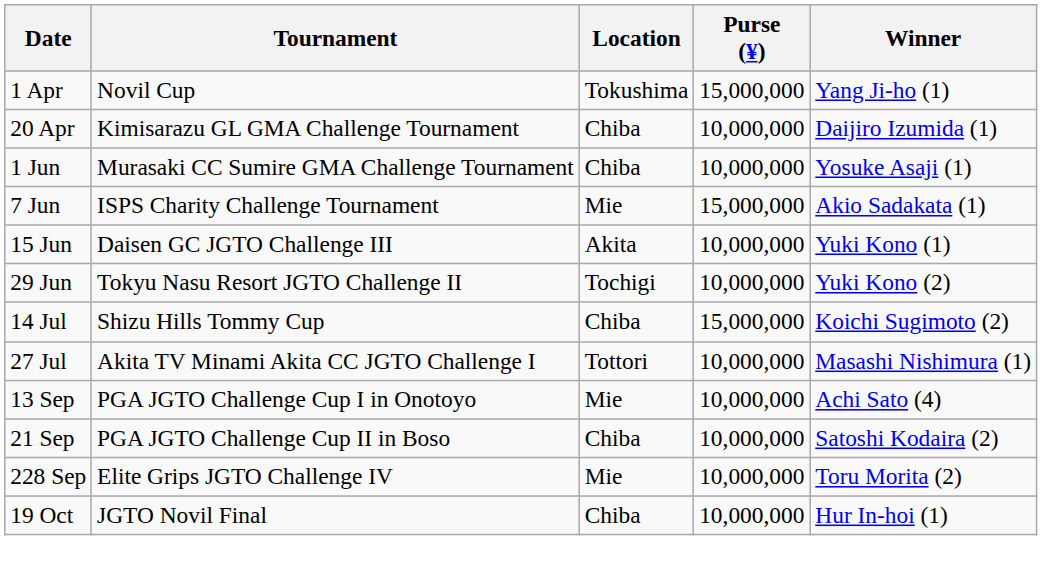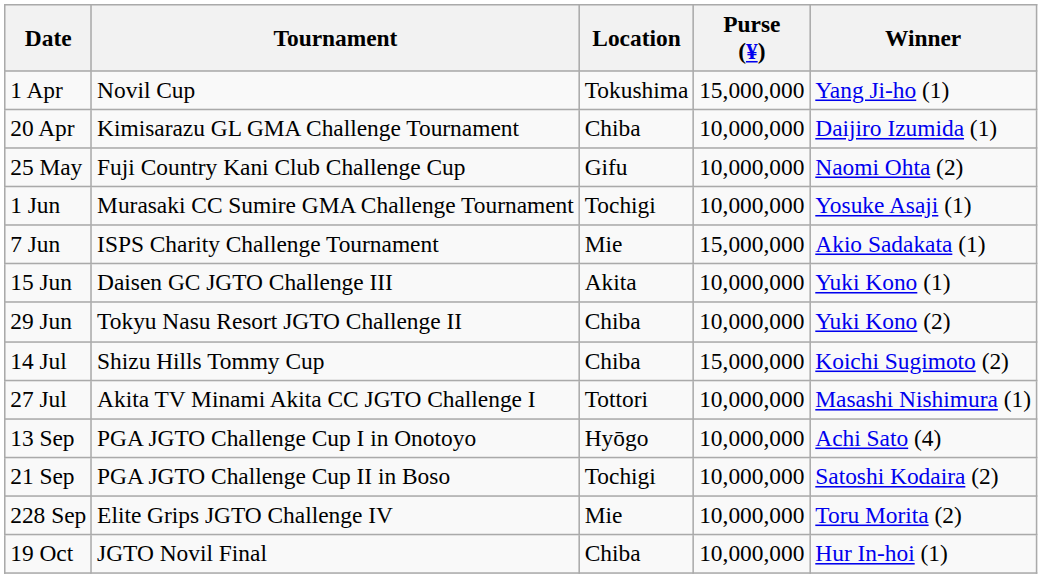+ row: (46, 167)
(613, 167) Chiba -> (620, 206) Tochigi
(620, 283) Tochigi -> (613, 321) Chiba
(604, 399) Mie -> (617, 437) Hyōgo
(613, 437) Chiba -> (620, 476) Tochigi
